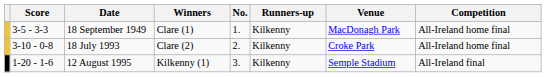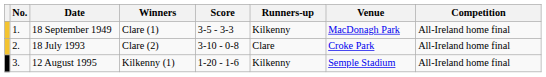columns swapped: (240, 13) <-> (37, 13)
(271, 47) Kilkenny -> (263, 47) Clare
(451, 63) All-Ireland final -> (464, 63) All-Ireland home final
